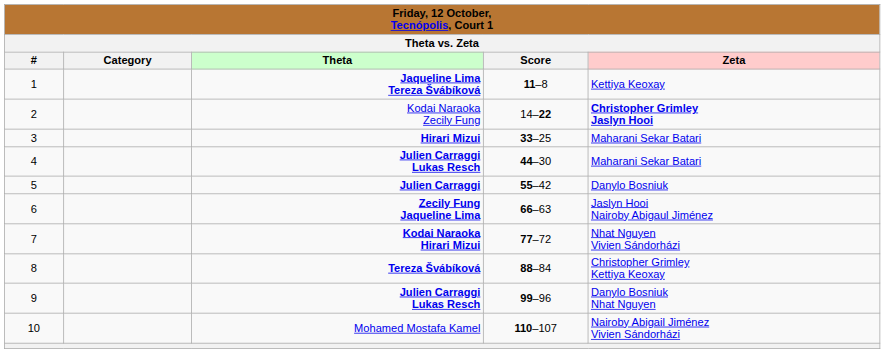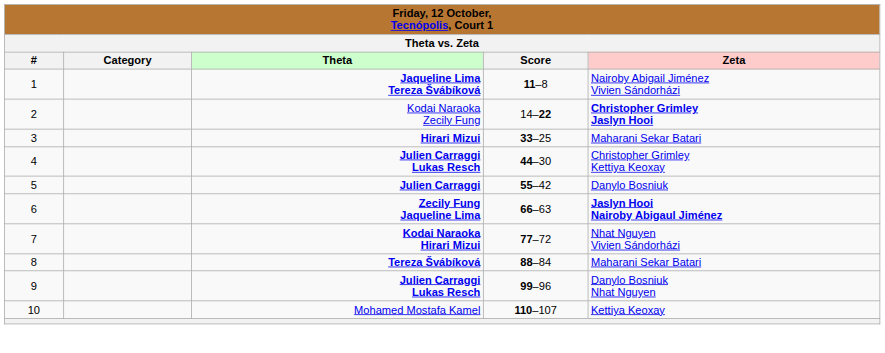(628, 85) Kettiya Keoxay -> (650, 85) Nairoby Abigail Jiménez Vivien Sándorházi
(646, 162) Maharani Sekar Batari -> (640, 162) Christopher Grimley Kettiya Keoxay
(652, 209) normal -> (657, 209) bold
(640, 269) Christopher Grimley Kettiya Keoxay -> (646, 263) Maharani Sekar Batari
(650, 328) Nairoby Abigail Jiménez Vivien Sándorházi -> (628, 310) Kettiya Keoxay
